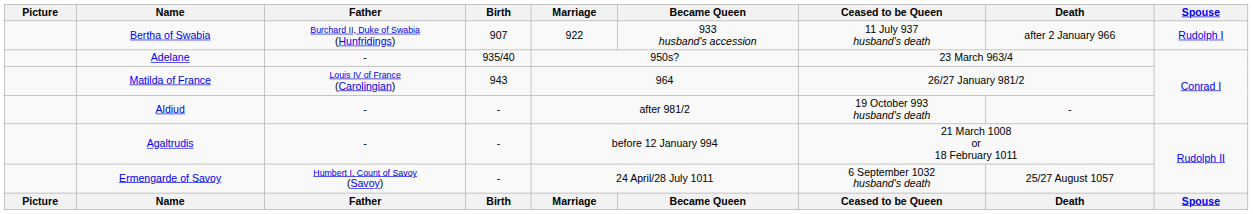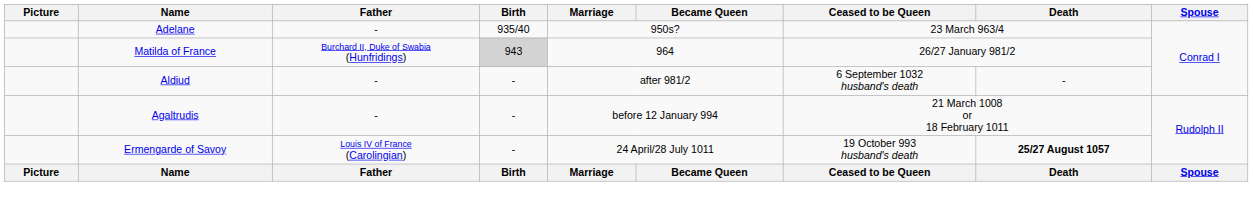- row: (170, 35)
(365, 81) Louis IV of France (Carolingian) -> (376, 52) Burchard II, Duke of Swabia (Hunfridings)
(499, 80) no background -> (513, 52) lightgrey background
(892, 109) 19 October 993 husband's death -> (880, 80) 6 September 1032 husband's death
(365, 179) Humbert I, Count of Savoy (Savoy) -> (376, 150) Louis IV of France (Carolingian)
(892, 178) 6 September 1032 husband's death -> (880, 150) 19 October 993 husband's death
(1070, 178) normal -> (1064, 150) bold
